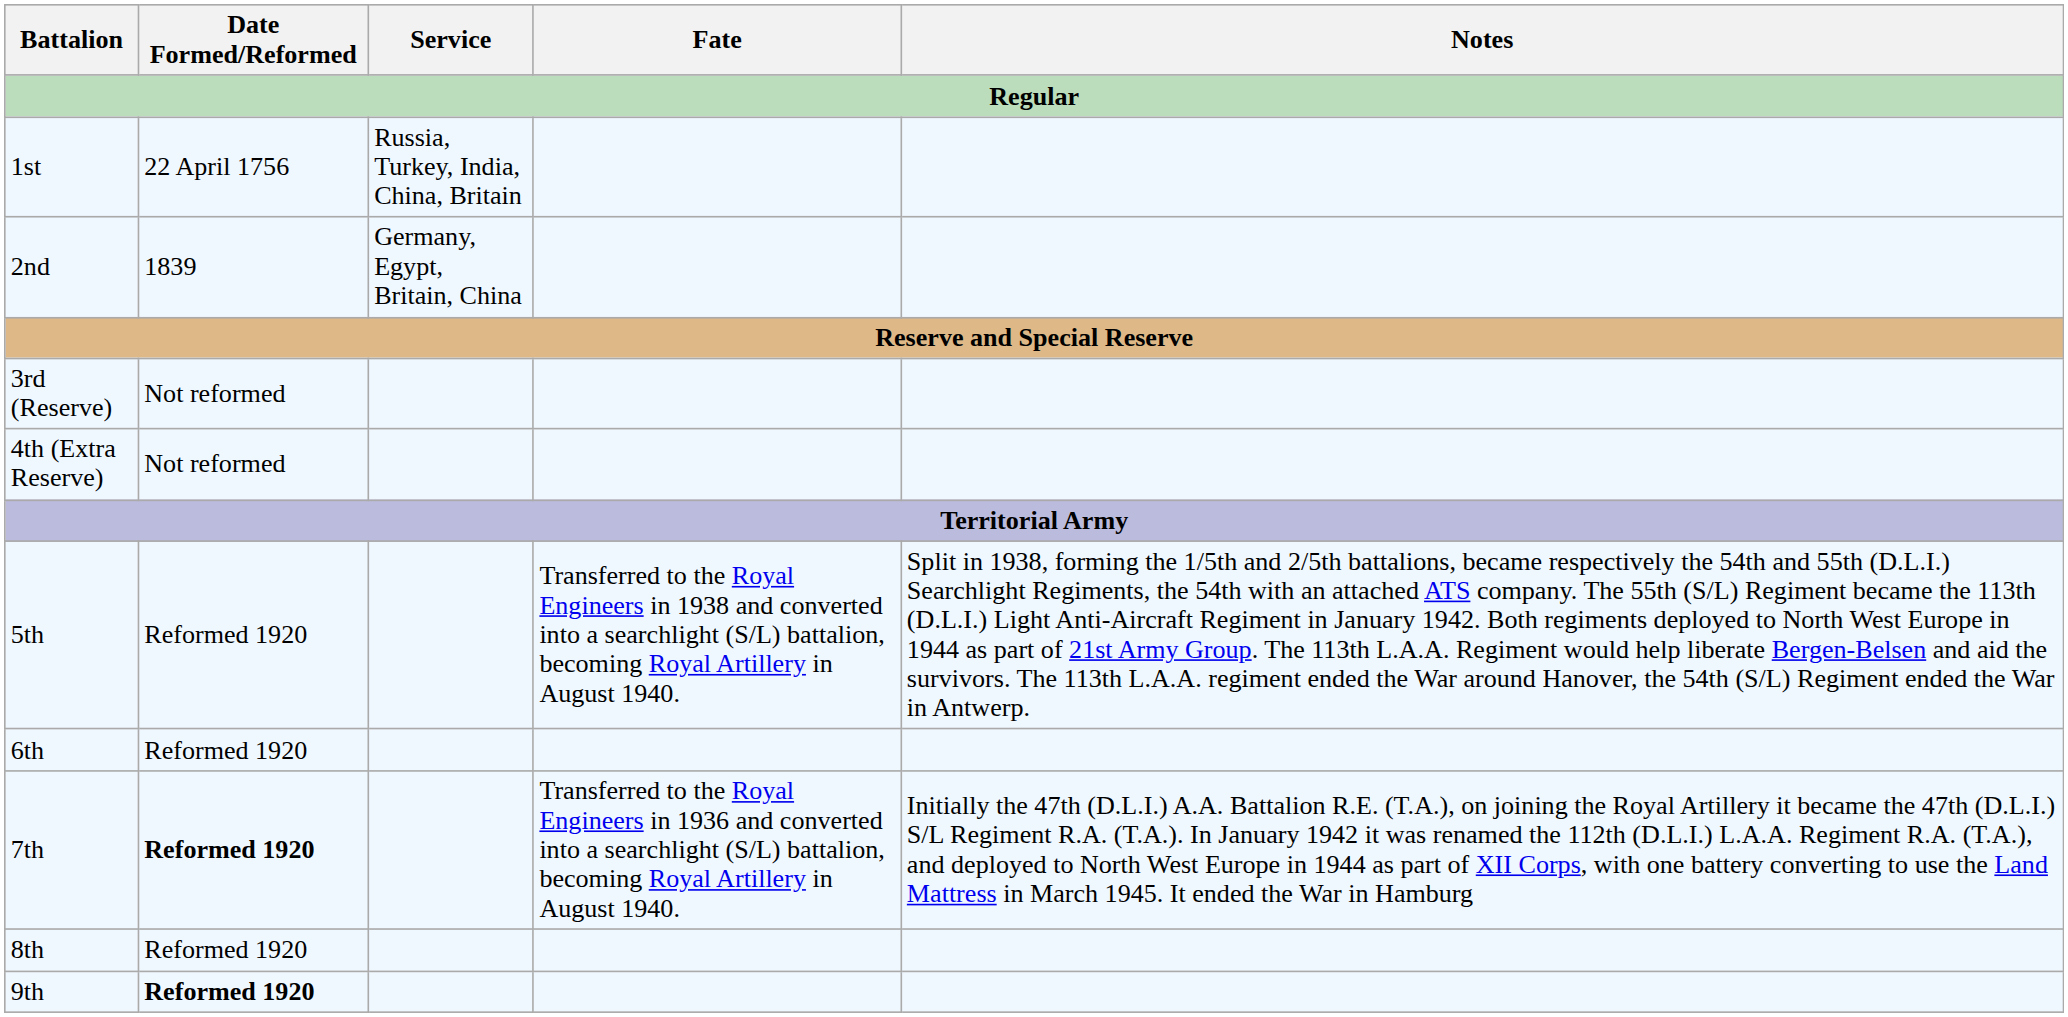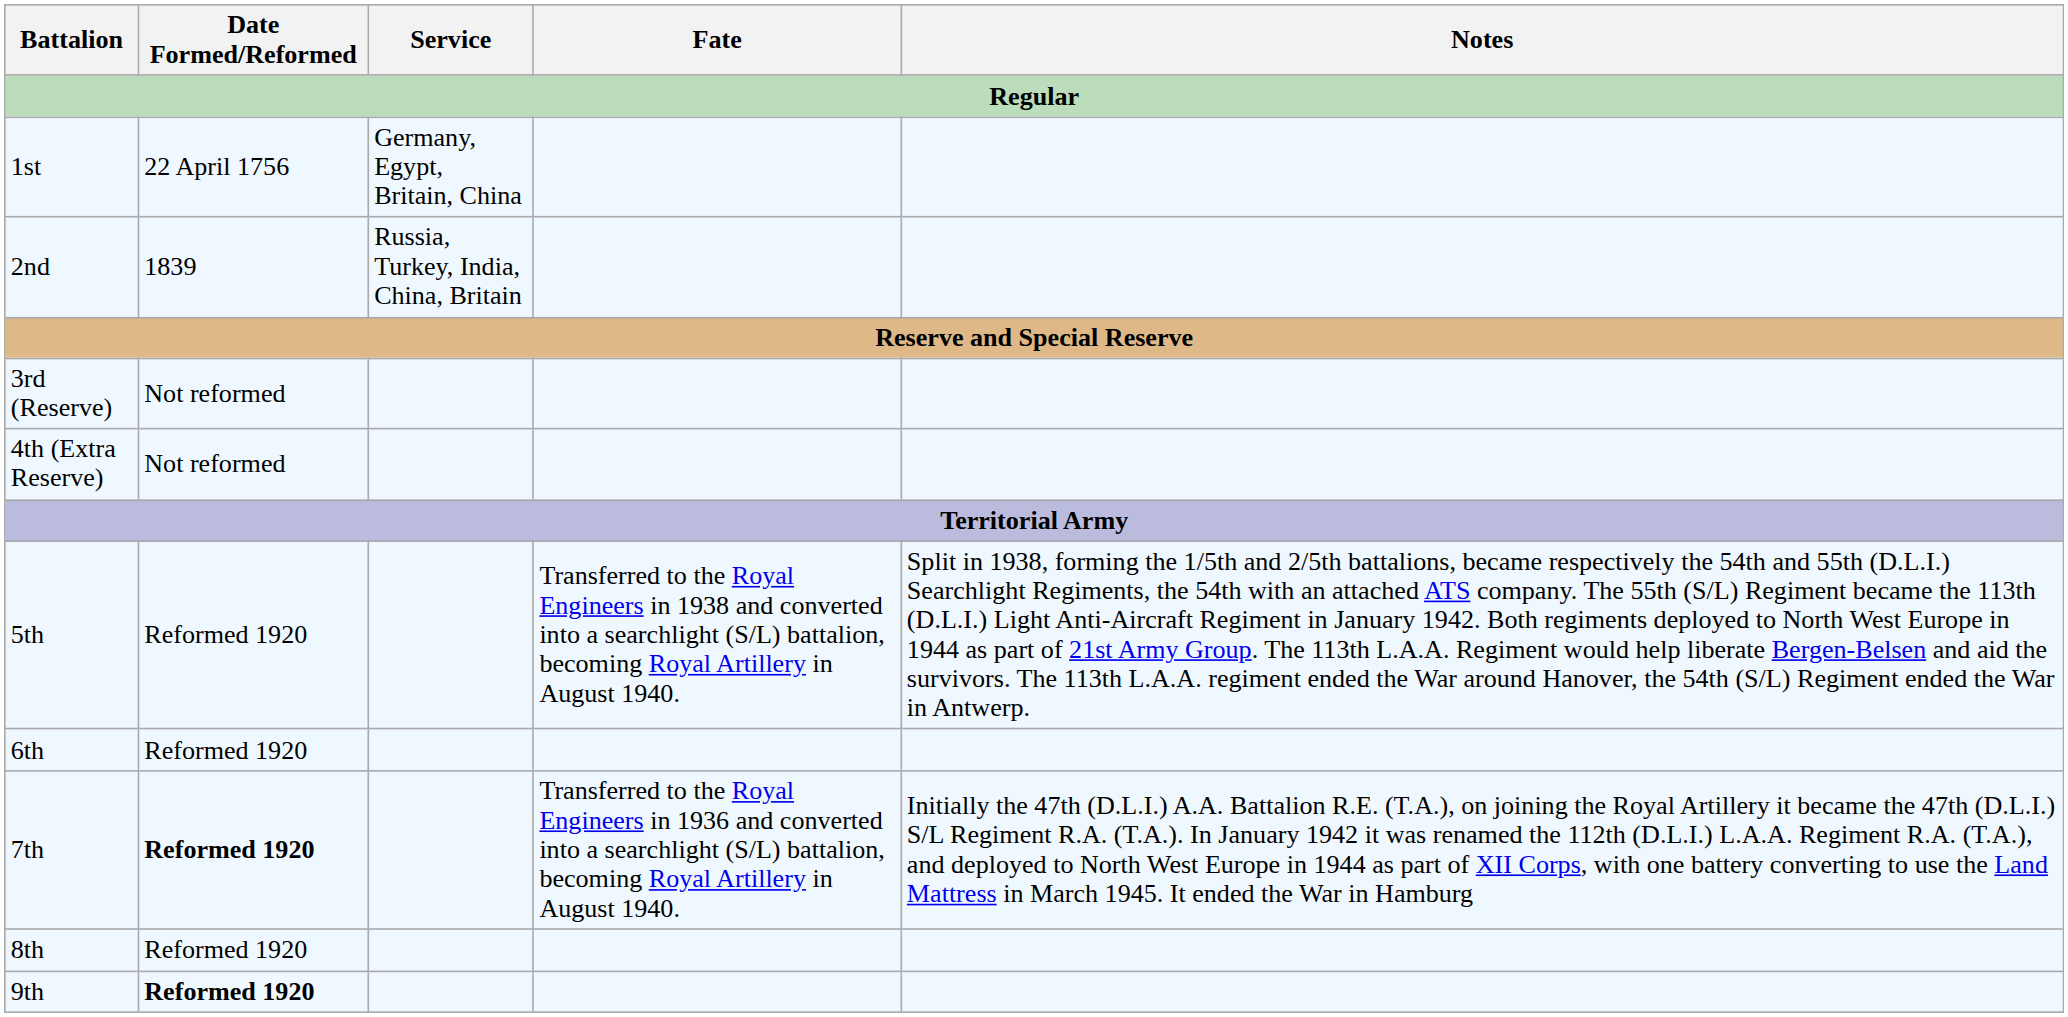(448, 166) Russia, Turkey, India, China, Britain -> (448, 166) Germany, Egypt, Britain, China
(448, 266) Germany, Egypt, Britain, China -> (448, 266) Russia, Turkey, India, China, Britain
